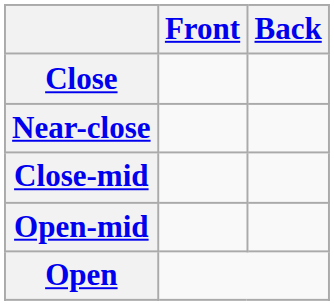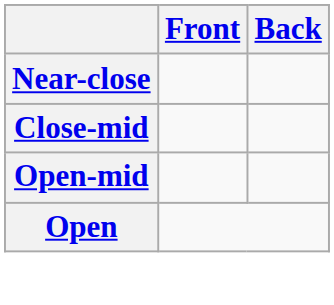- row: (81, 78)
